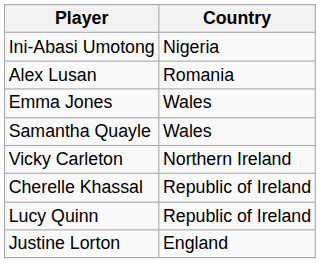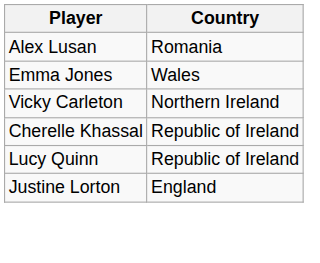- row: (82, 46)
- row: (80, 131)
